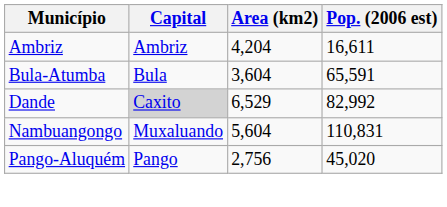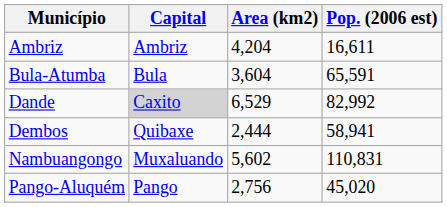+ row: (38, 131)
(251, 131) 5,604 -> (251, 159) 5,602
